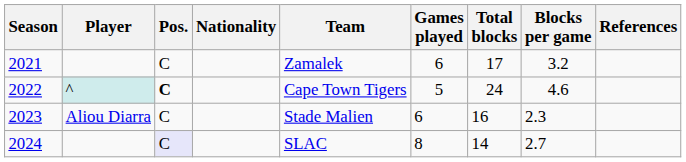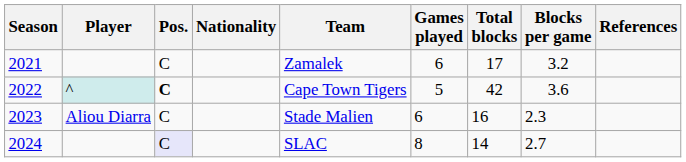(494, 90) 24 -> (494, 90) 42
(558, 90) 4.6 -> (558, 90) 3.6
